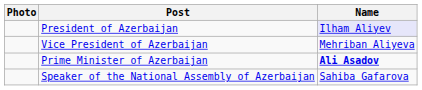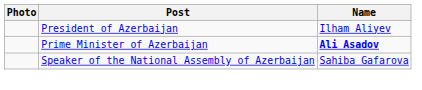(355, 29) lavender background -> (355, 29) no background
- row: (124, 45)
